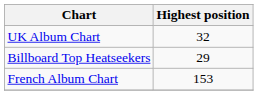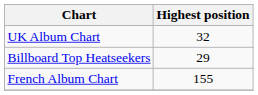(203, 79) 153 -> (203, 79) 155
